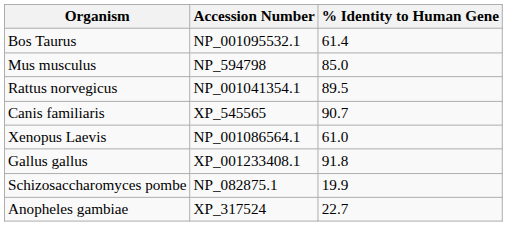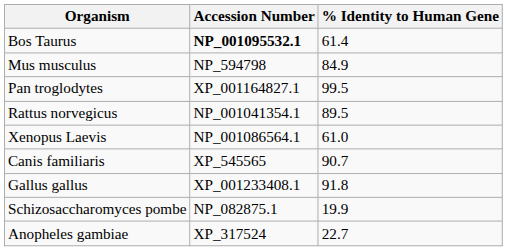(247, 40) normal -> (247, 40) bold
(335, 64) 85.0 -> (335, 64) 84.9
+ row: (55, 88)
rows swapped: (56, 112) <-> (57, 137)
